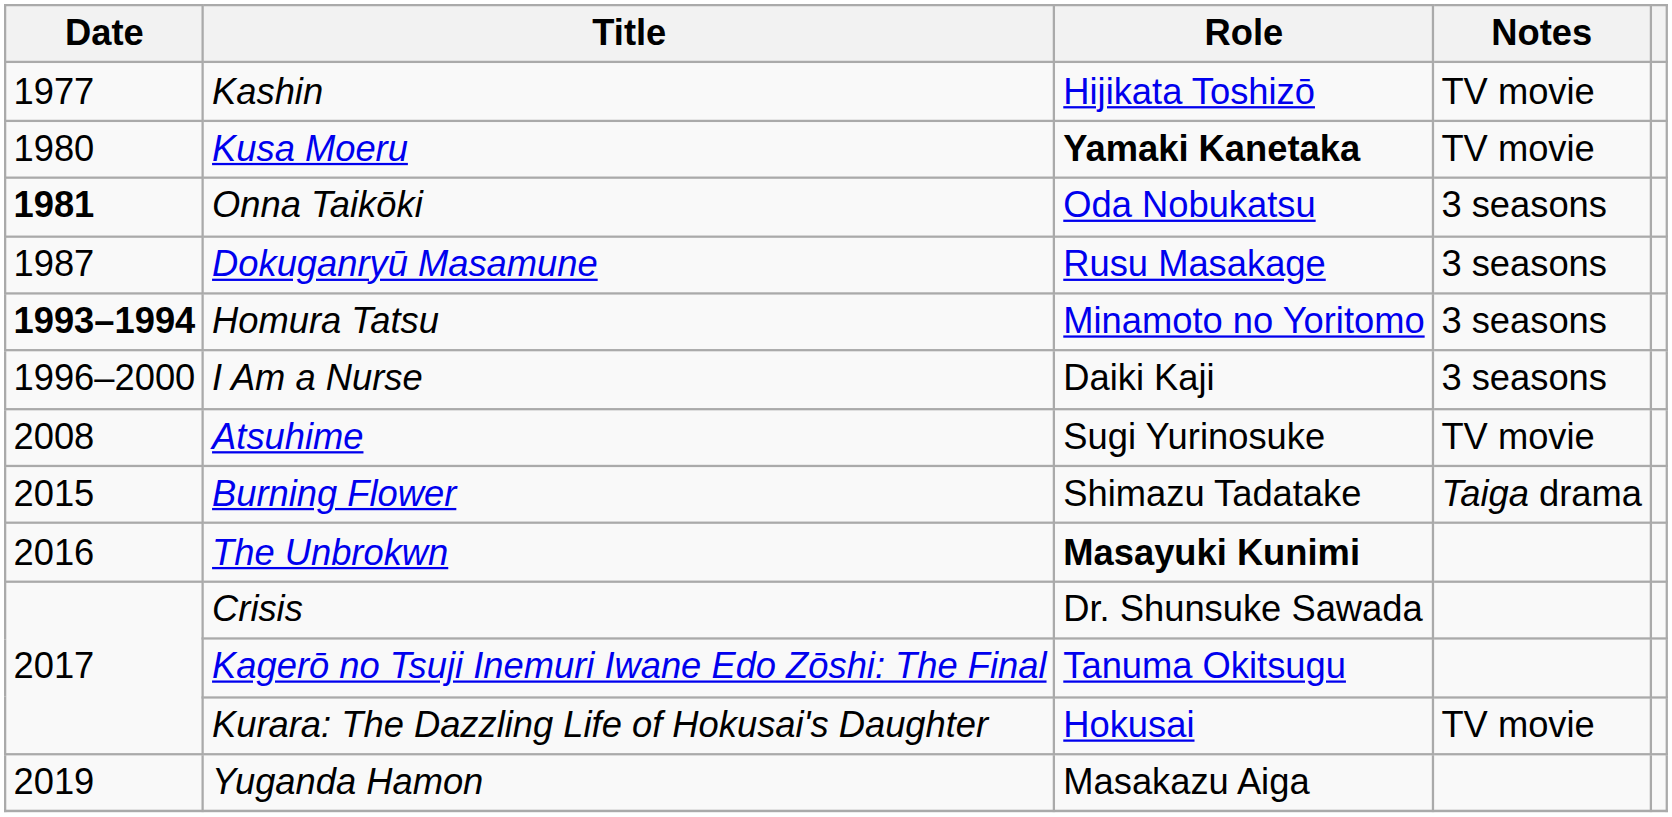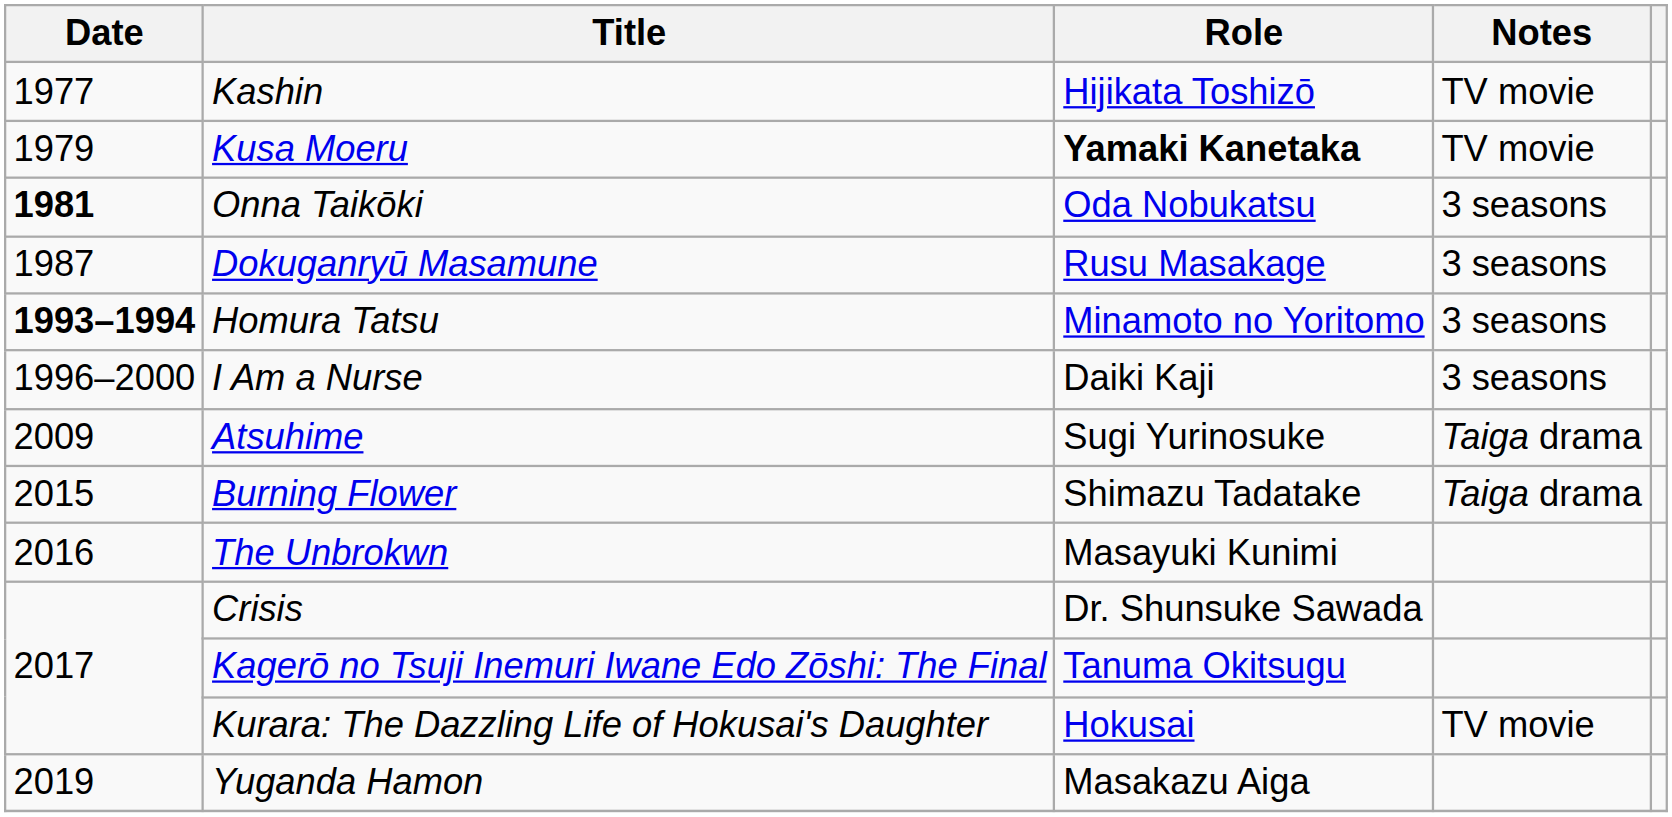(54, 148) 1980 -> (54, 148) 1979
(54, 436) 2008 -> (54, 436) 2009
(1518, 436) TV movie -> (1542, 436) Taiga drama
(1212, 551) bold -> (1201, 551) normal
